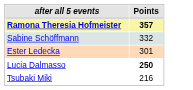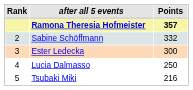+ column: (17, 12)
(146, 52) 301 -> (171, 52) 300
(146, 65) bold -> (171, 65) normal
